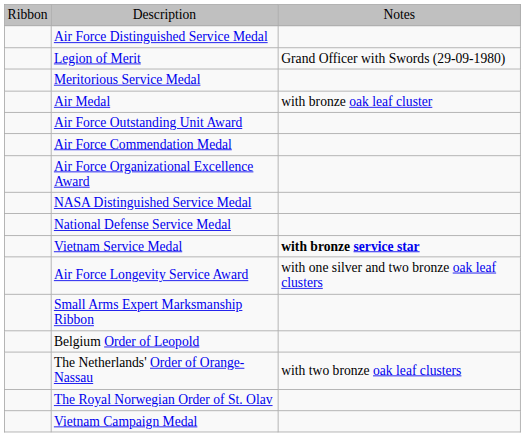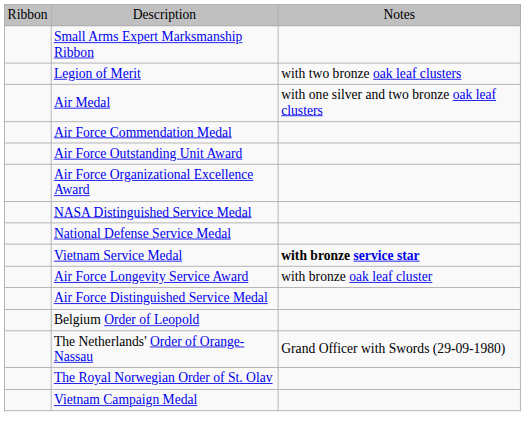rows swapped: (161, 36) <-> (148, 312)
(393, 58) Grand Officer with Swords (29-09-1980) -> (371, 73) with two bronze oak leaf clusters
- row: (127, 79)
(357, 101) with bronze oak leaf cluster -> (389, 102) with one silver and two bronze oak leaf clusters
rows swapped: (143, 144) <-> (148, 123)
(389, 275) with one silver and two bronze oak leaf clusters -> (357, 276) with bronze oak leaf cluster
(371, 370) with two bronze oak leaf clusters -> (393, 349) Grand Officer with Swords (29-09-1980)
